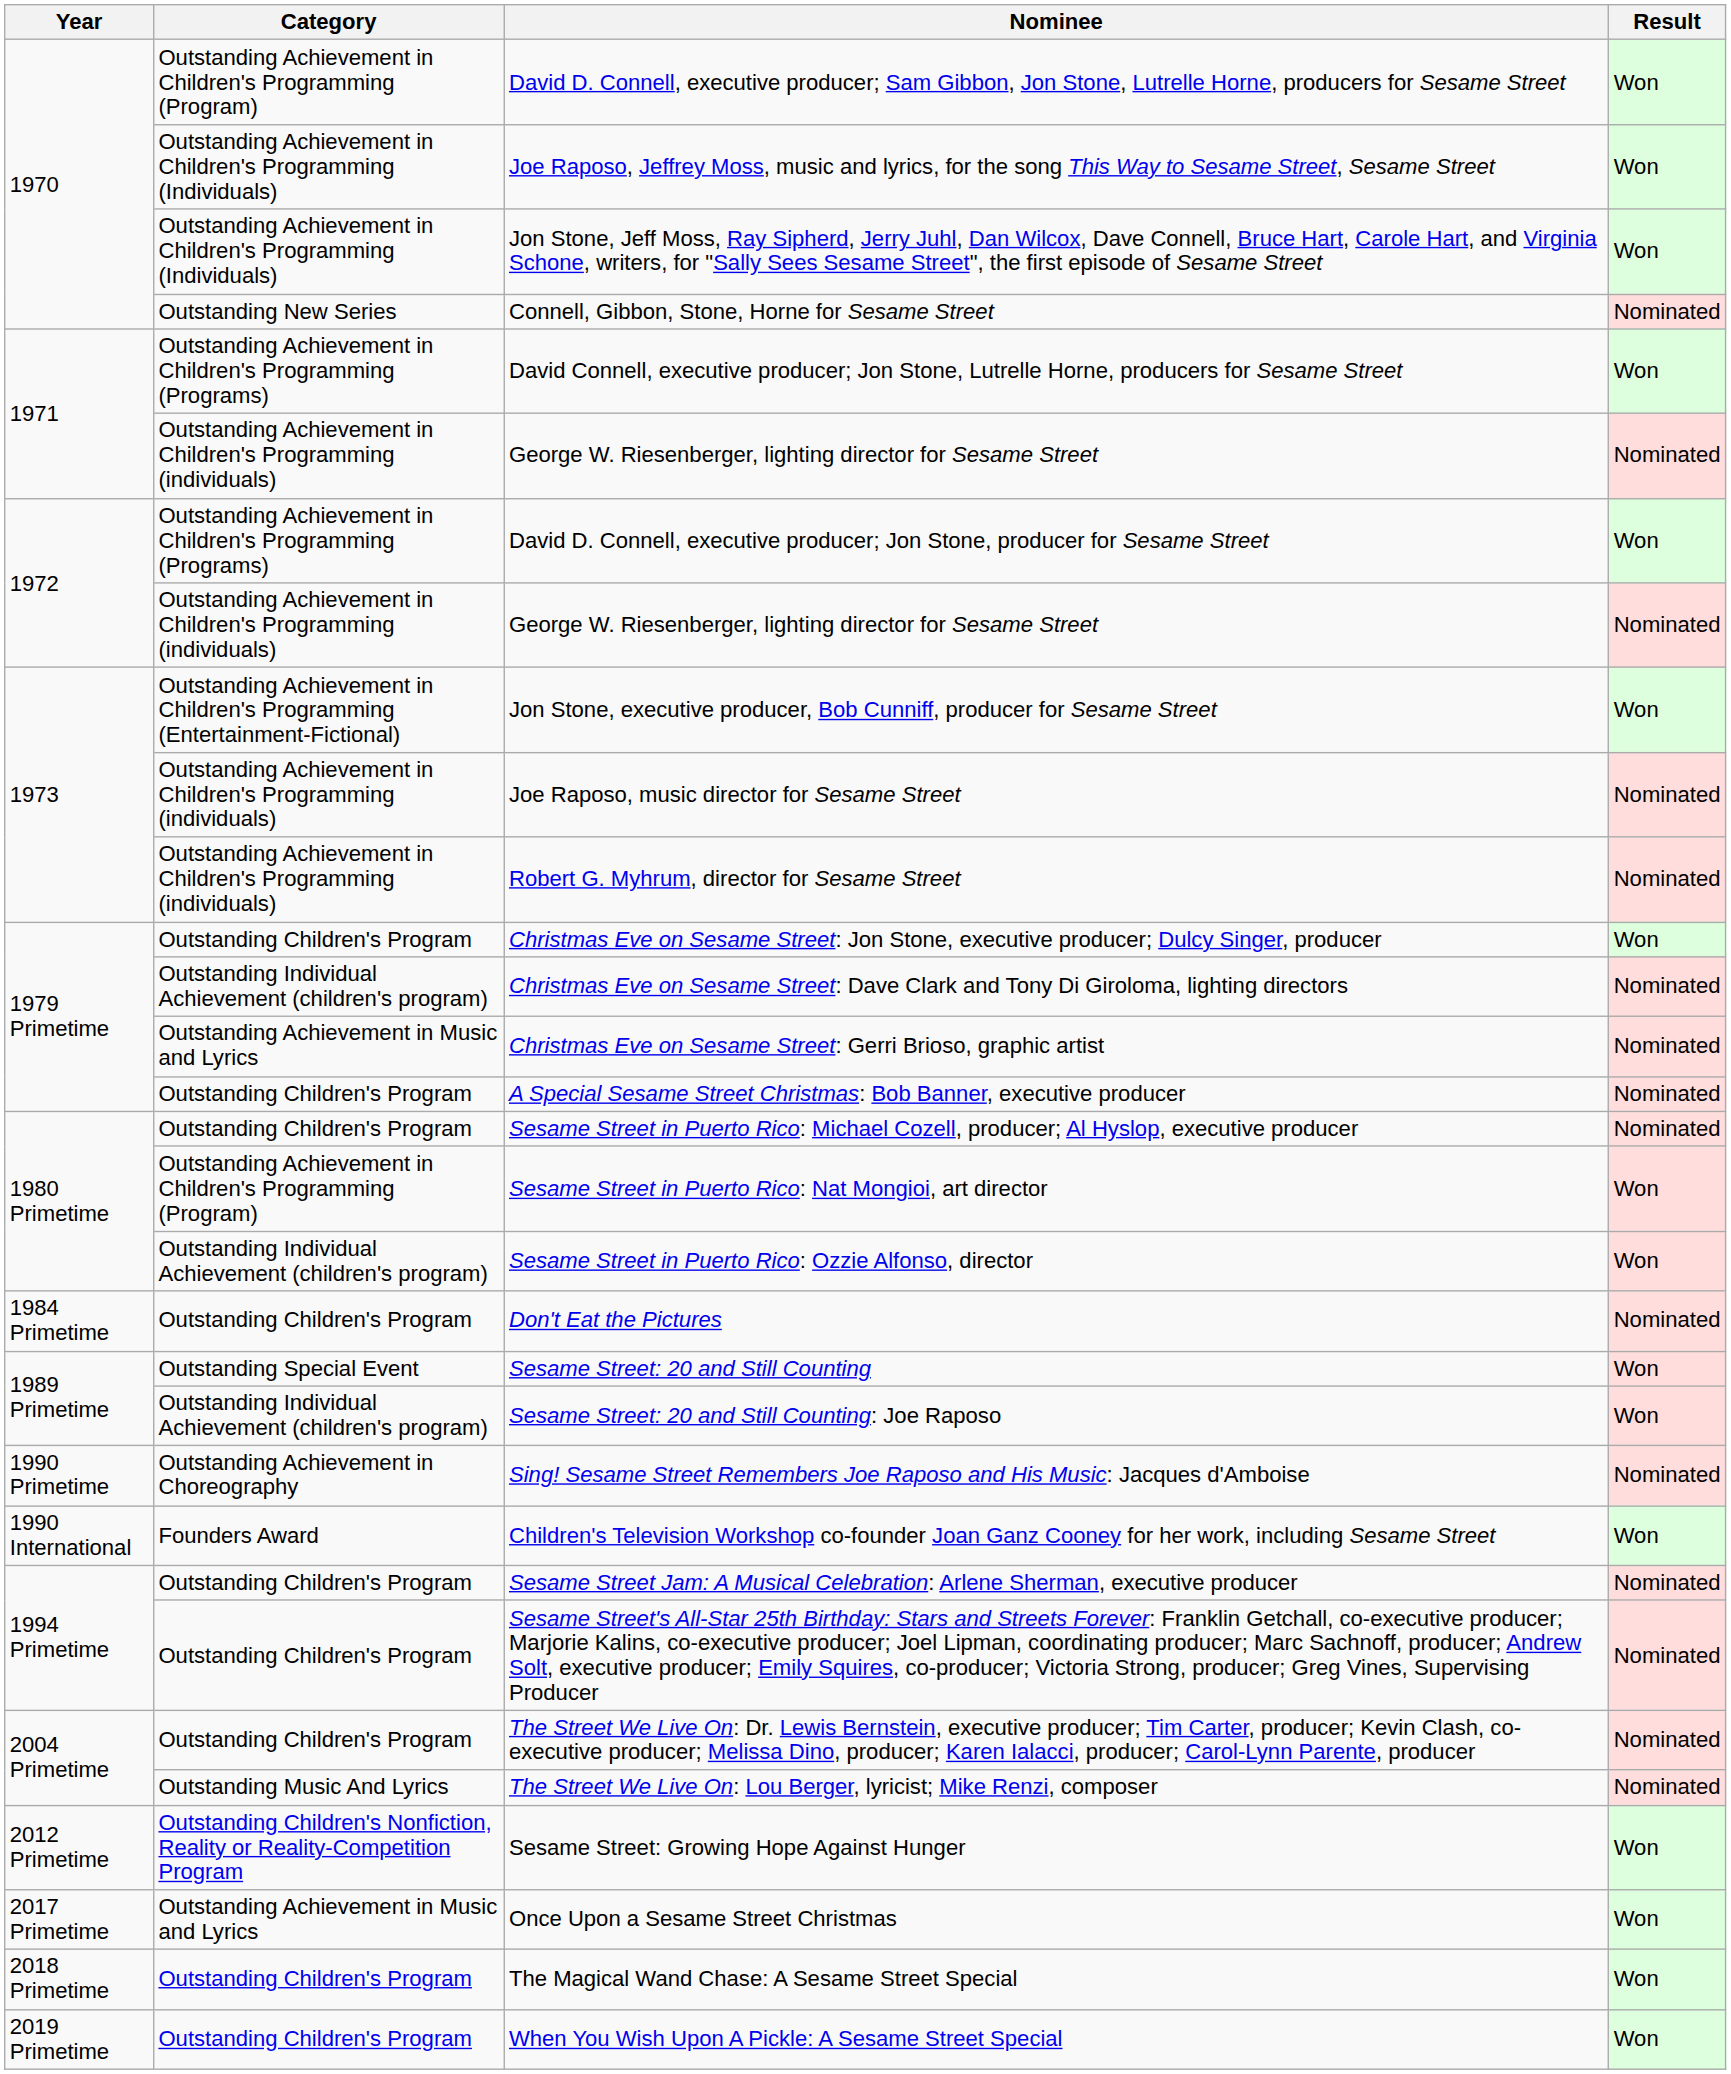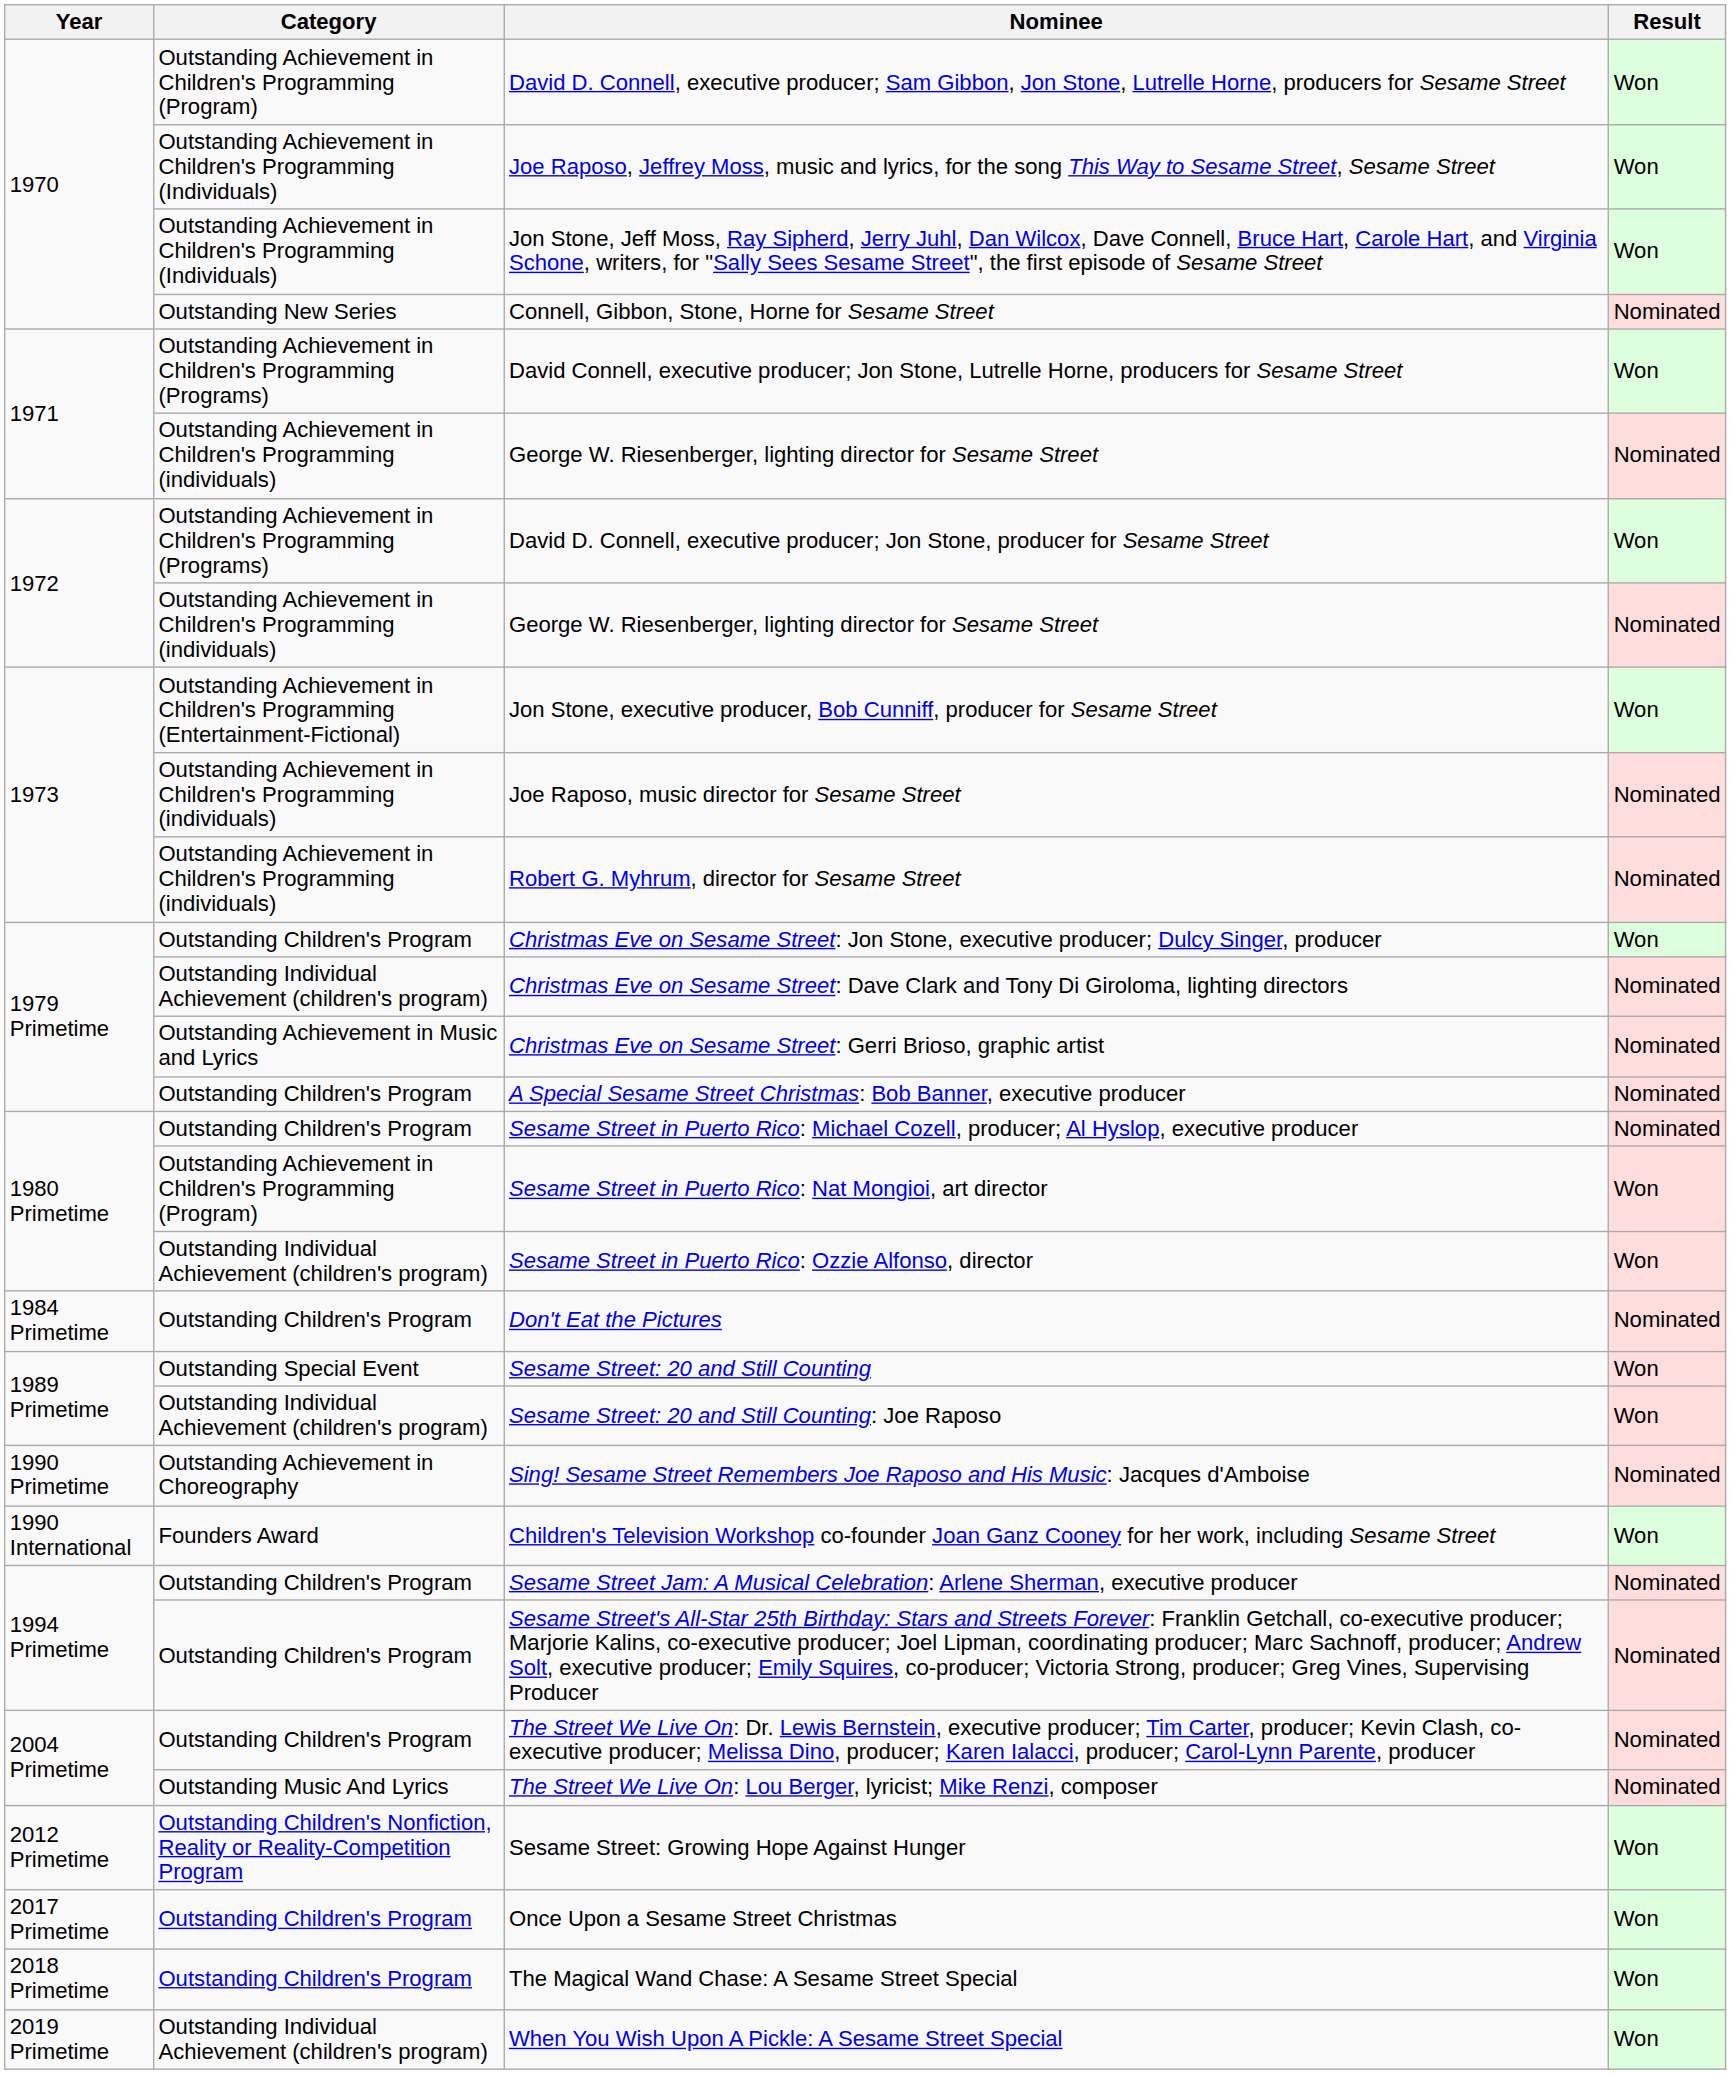(328, 1919) Outstanding Achievement in Music and Lyrics -> (315, 1919) Outstanding Children's Program
(315, 2039) Outstanding Children's Program -> (323, 2039) Outstanding Individual Achievement (children's program)
